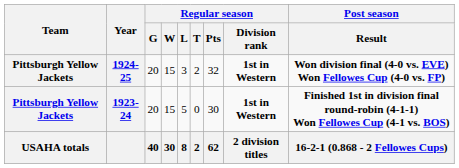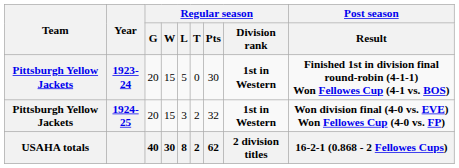rows swapped: (126, 109) <-> (126, 71)
